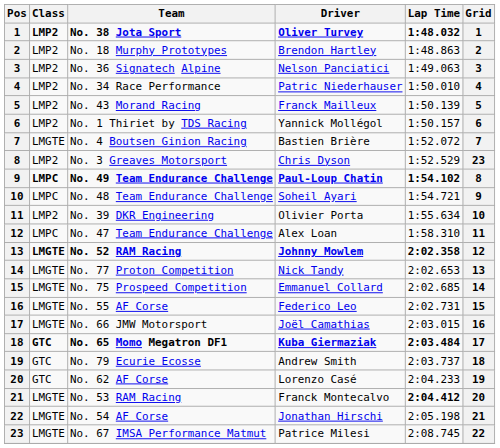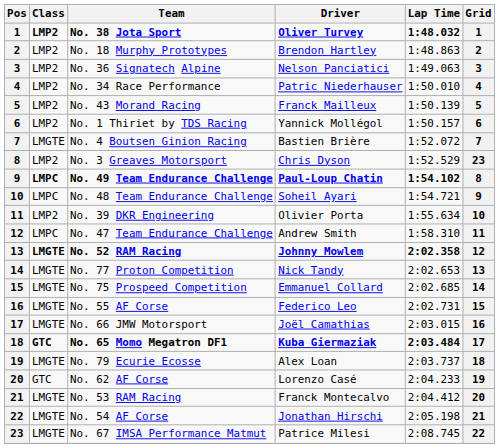(308, 233) Alex Loan -> (317, 233) Andrew Smith
(42, 361) GTC -> (48, 361) LMGTE
(317, 361) Andrew Smith -> (308, 361) Alex Loan
(434, 397) bold -> (434, 397) normal
